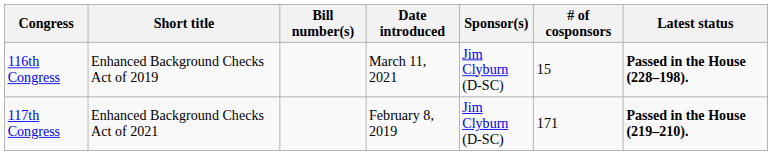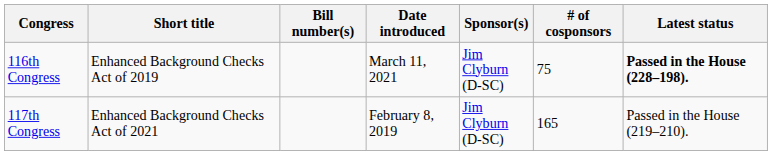(544, 69) 15 -> (544, 69) 75
(547, 123) 171 -> (547, 123) 165
(686, 123) bold -> (683, 123) normal
